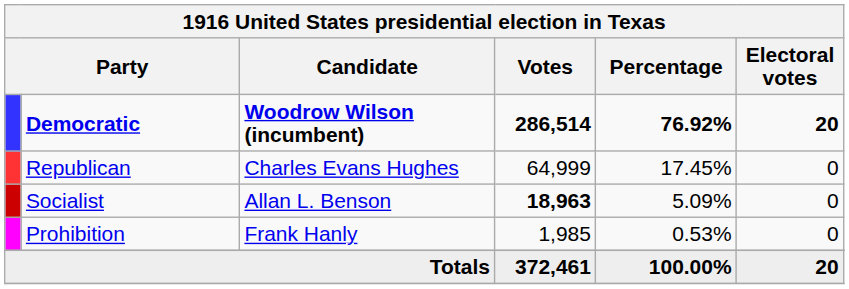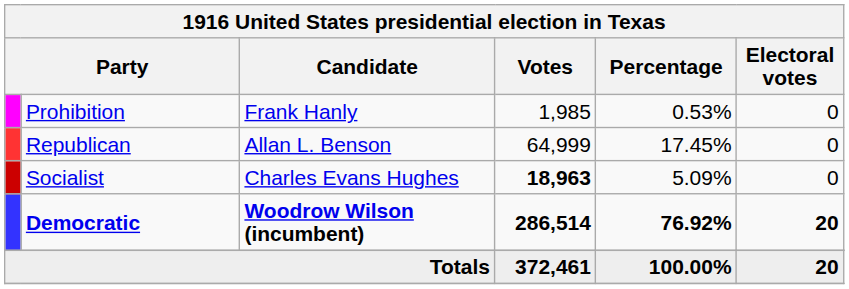rows swapped: (83, 123) <-> (75, 234)
(352, 168) Charles Evans Hughes -> (318, 145) Allan L. Benson
(318, 201) Allan L. Benson -> (352, 178) Charles Evans Hughes
